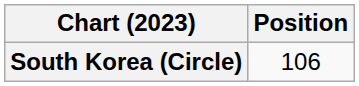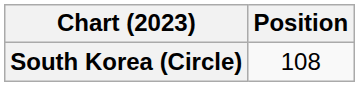(301, 61) 106 -> (301, 61) 108
